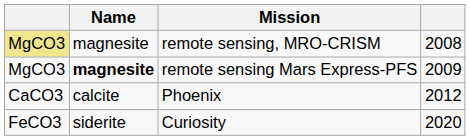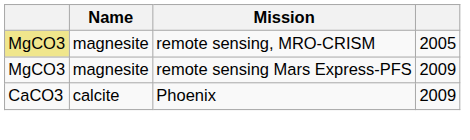(443, 43) 2008 -> (438, 43) 2005
(113, 69) bold -> (111, 69) normal
(443, 95) 2012 -> (438, 95) 2009
- row: (194, 122)
